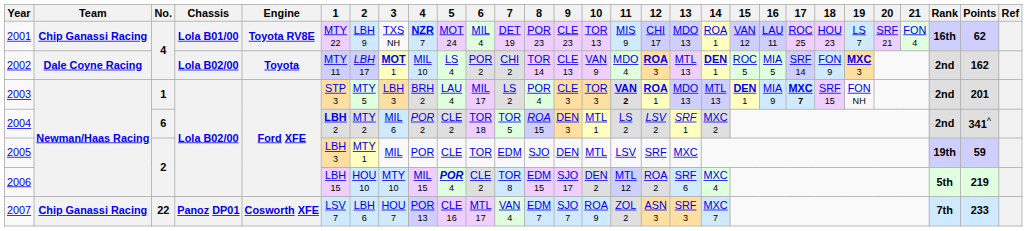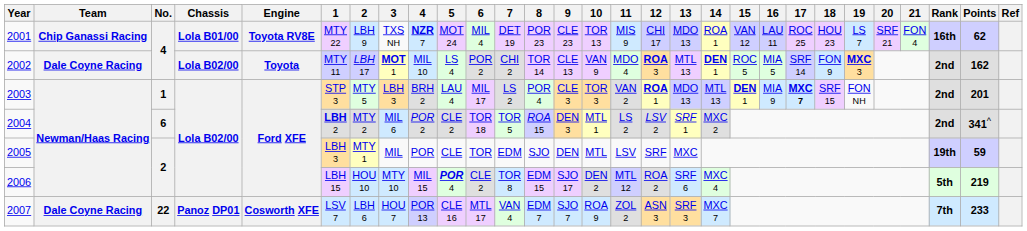(626, 94) bold -> (626, 94) normal
(93, 211) Chip Ganassi Racing -> (93, 211) Dale Coyne Racing
